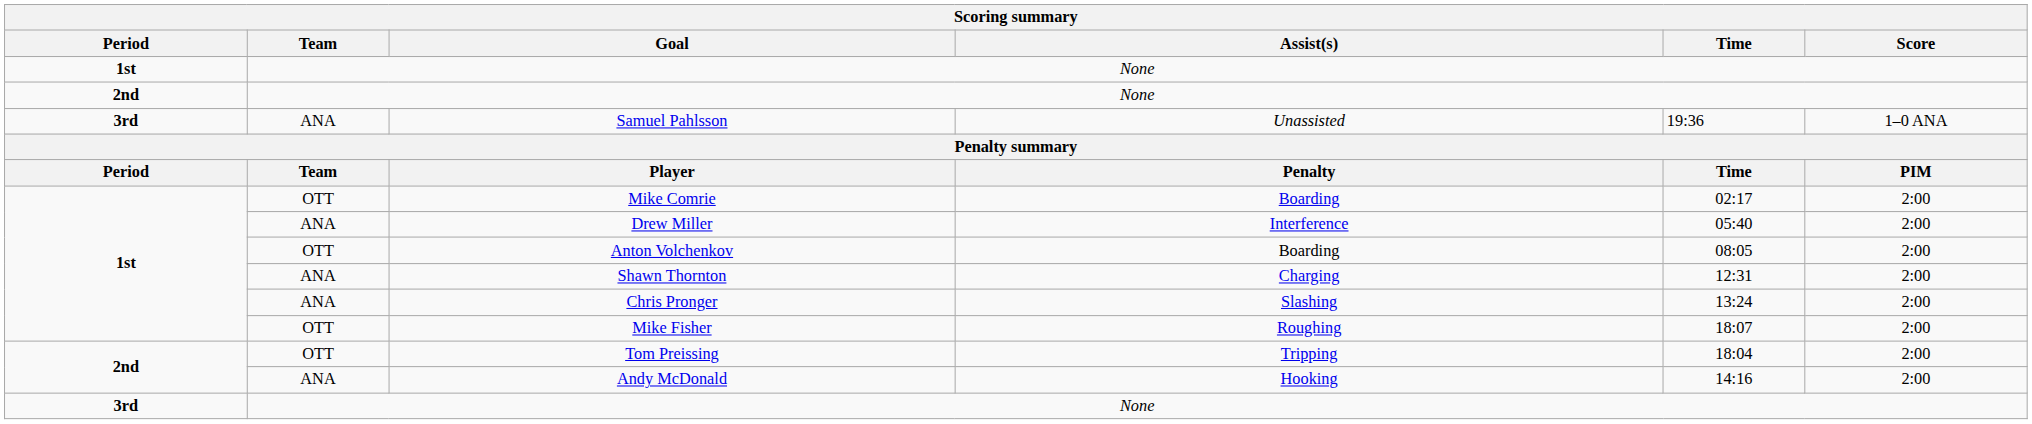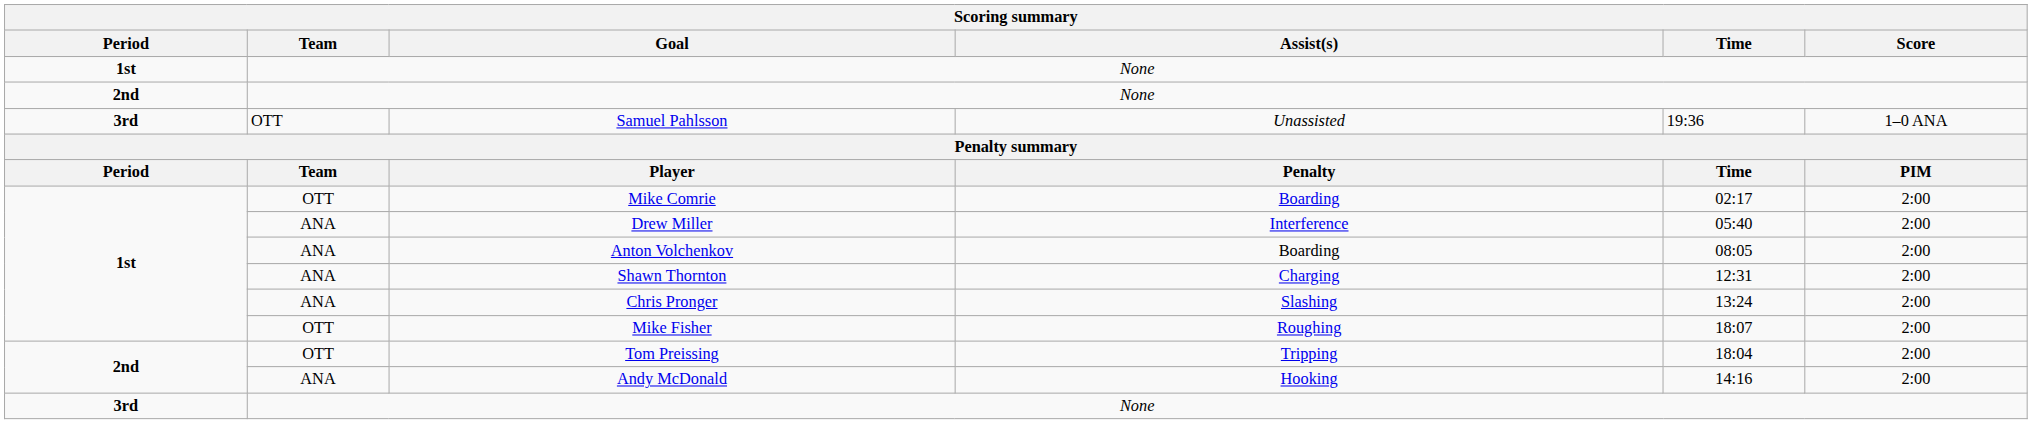(318, 120) ANA -> (267, 120) OTT
(318, 250) OTT -> (318, 250) ANA
